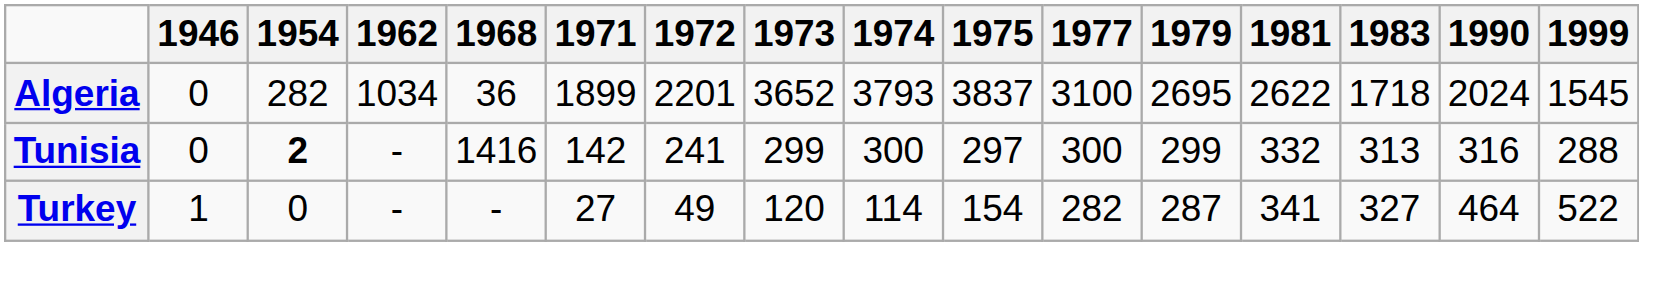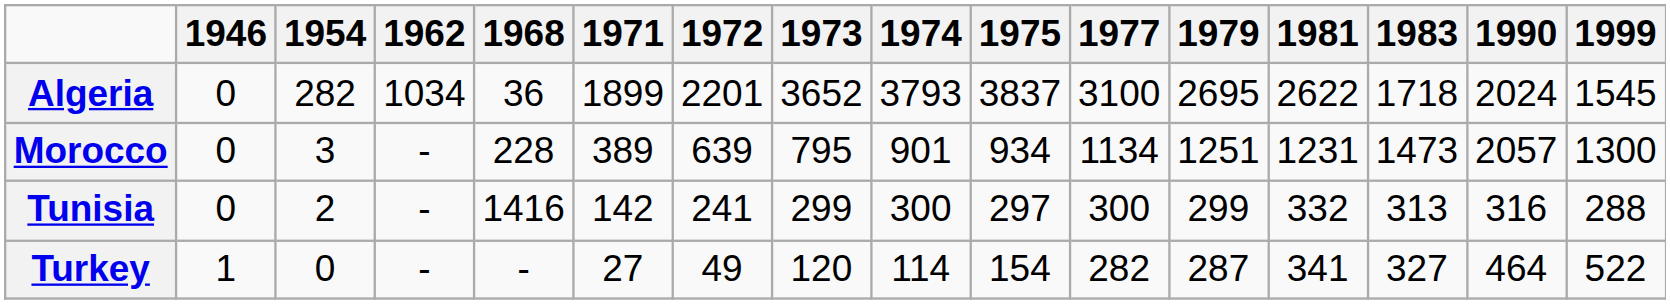+ row: (91, 151)
(298, 151) bold -> (325, 209) normal
